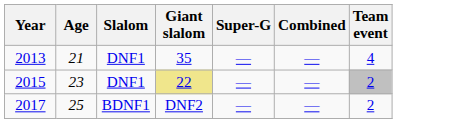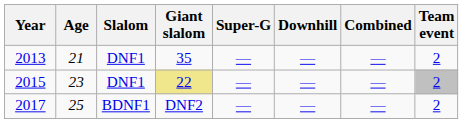+ column: (308, 25)
(371, 57) 4 -> (437, 57) 2
